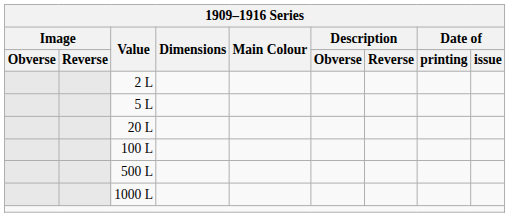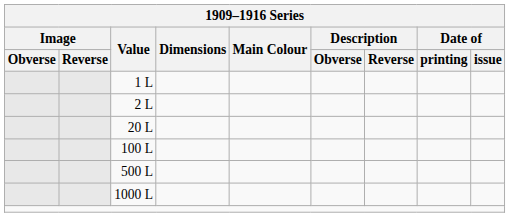+ row: (144, 83)
- row: (144, 105)
